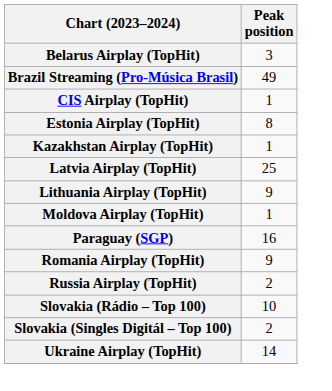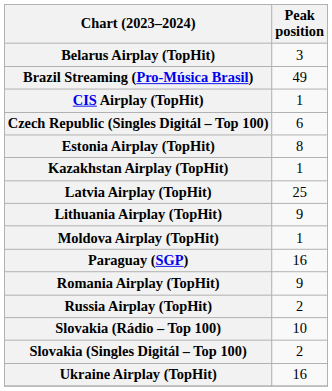+ row: (138, 123)
(269, 351) 14 -> (300, 374) 16
